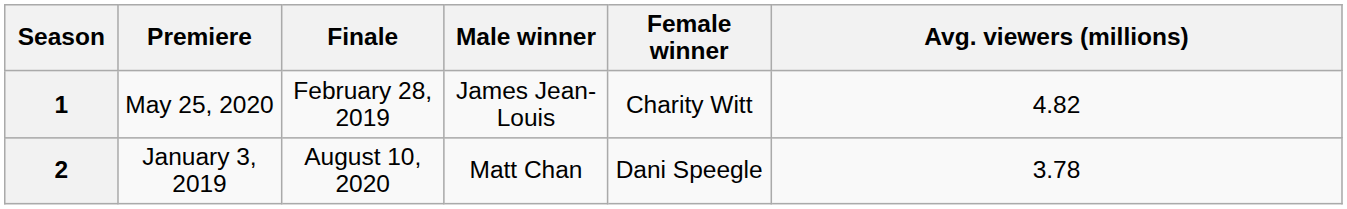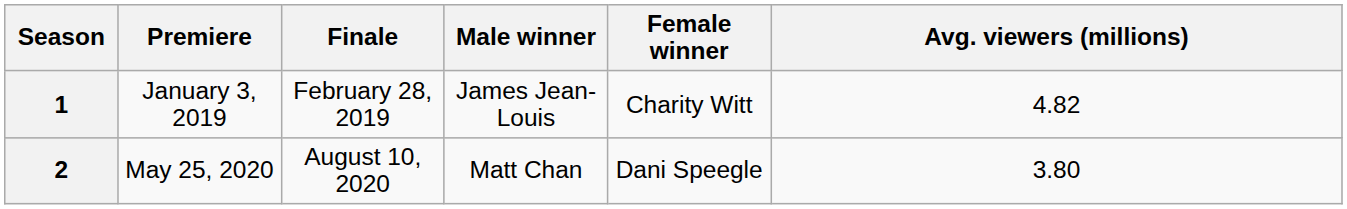(199, 104) May 25, 2020 -> (200, 104) January 3, 2019
(200, 170) January 3, 2019 -> (199, 170) May 25, 2020
(1057, 170) 3.78 -> (1057, 170) 3.80
